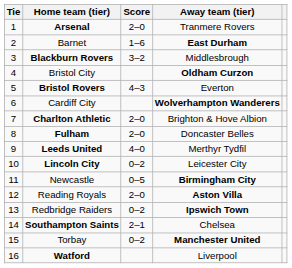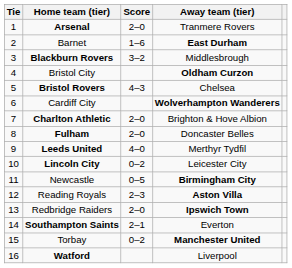(217, 88) Everton -> (217, 88) Chelsea
(137, 194) 2–0 -> (137, 194) 2–3
(137, 209) 0–2 -> (137, 209) 2–0
(217, 225) Chelsea -> (217, 225) Everton
